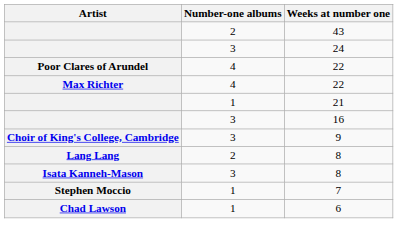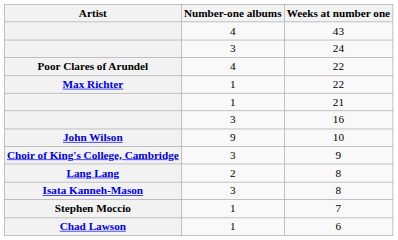(233, 31) 2 -> (233, 31) 4
(233, 84) 4 -> (233, 84) 1
+ row: (93, 137)
